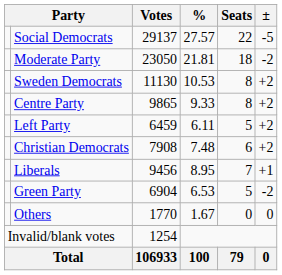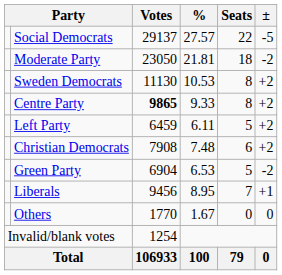(163, 103) normal -> (163, 103) bold
rows swapped: (37, 170) <-> (47, 192)
